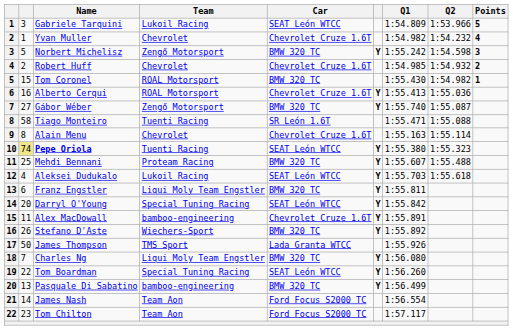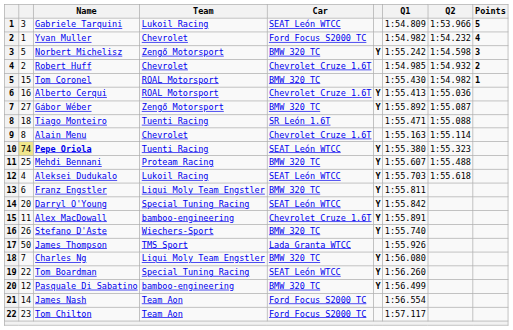(320, 39) Chevrolet Cruze 1.6T -> (318, 39) Ford Focus S2000 TC
(405, 108) 1:55.740 -> (405, 108) 1:55.892
(26, 122) 58 -> (26, 122) 18
(405, 232) 1:55.892 -> (405, 232) 1:55.740
(26, 287) 13 -> (26, 287) 12
